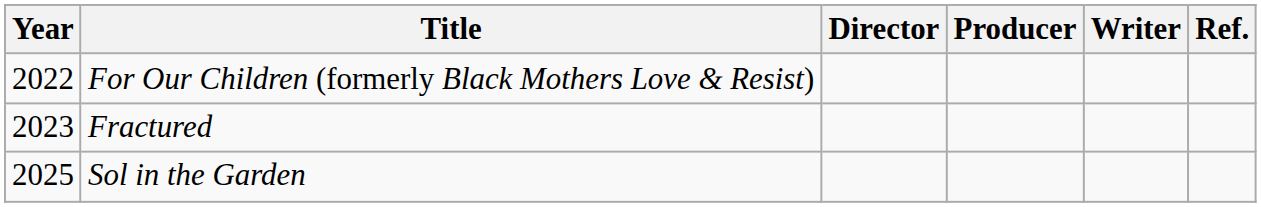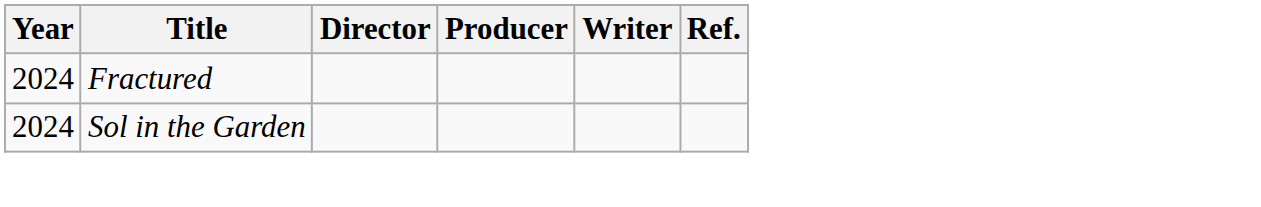- row: (451, 77)
(43, 126) 2023 -> (43, 77) 2024
(43, 175) 2025 -> (43, 126) 2024
